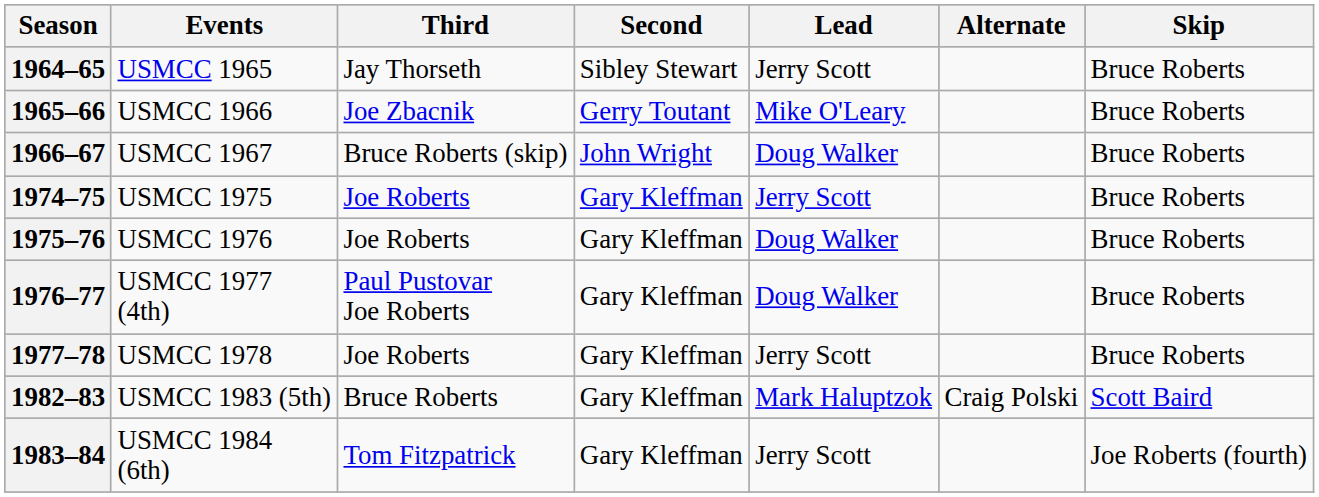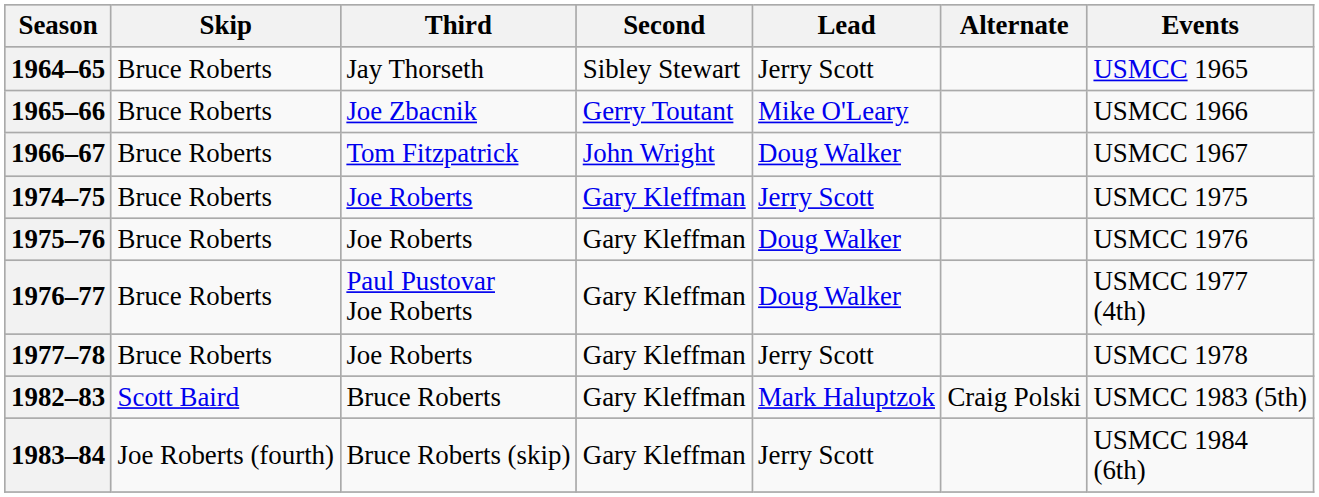columns swapped: (1199, 25) <-> (224, 25)
(455, 153) Bruce Roberts (skip) -> (432, 153) Tom Fitzpatrick
(429, 454) Tom Fitzpatrick -> (458, 454) Bruce Roberts (skip)
